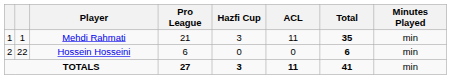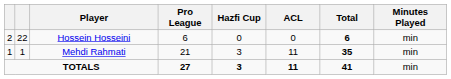rows swapped: (94, 37) <-> (94, 52)
